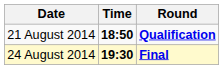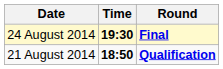rows swapped: (51, 34) <-> (51, 54)
